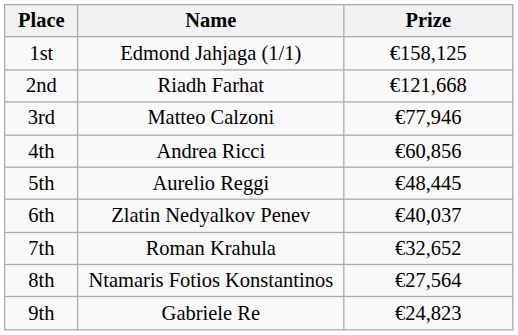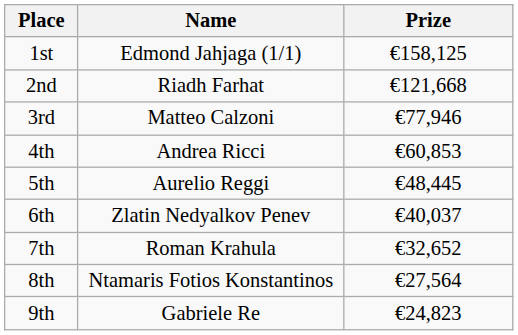(428, 150) €60,856 -> (428, 150) €60,853
